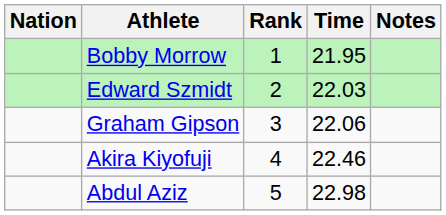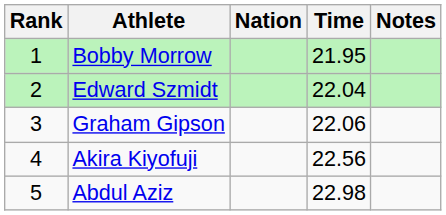columns swapped: (276, 21) <-> (43, 21)
(339, 90) 22.03 -> (339, 90) 22.04
(339, 158) 22.46 -> (339, 158) 22.56
